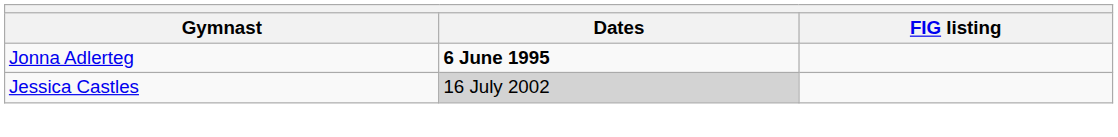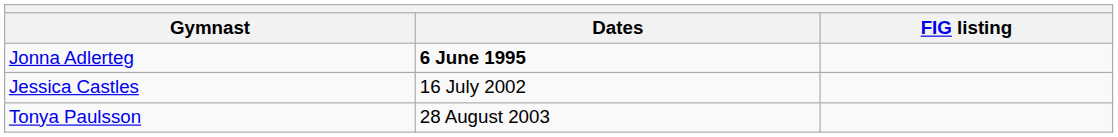(496, 87) lightgrey background -> (473, 87) no background
+ row: (75, 117)
